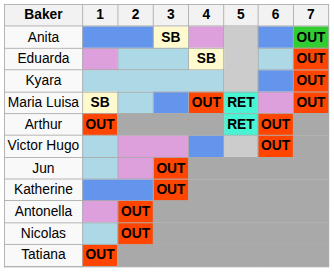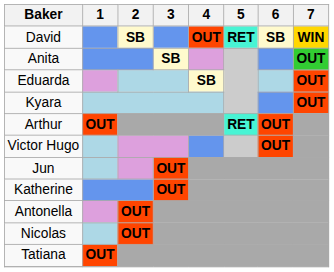+ row: (43, 37)
- row: (43, 102)
